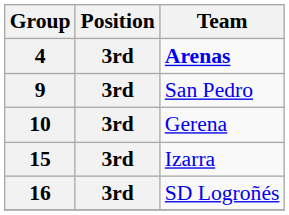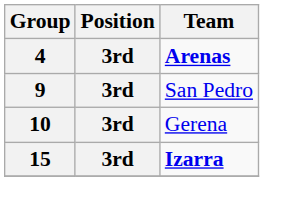(190, 158) normal -> (194, 158) bold
- row: (40, 192)
